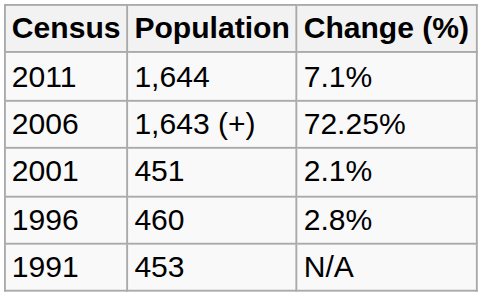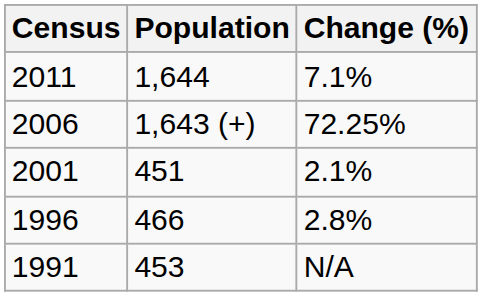(159, 219) 460 -> (159, 219) 466
